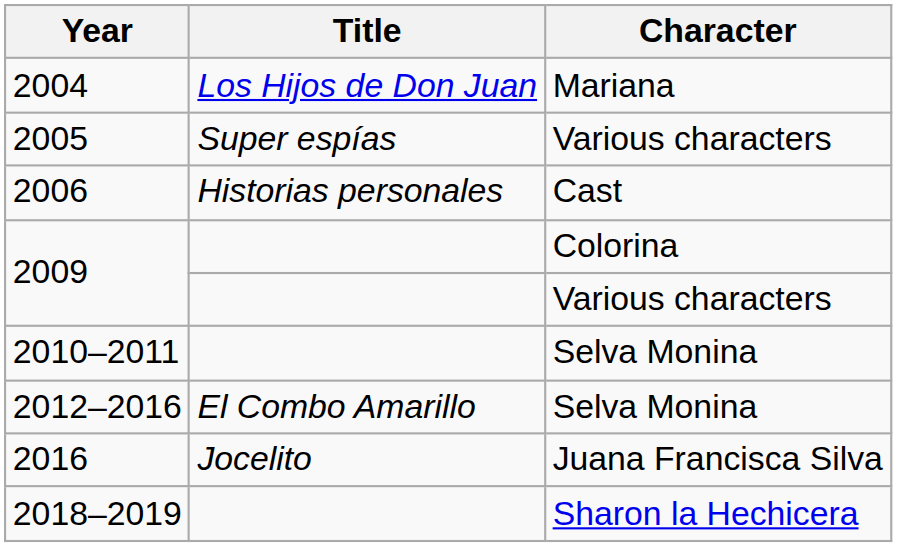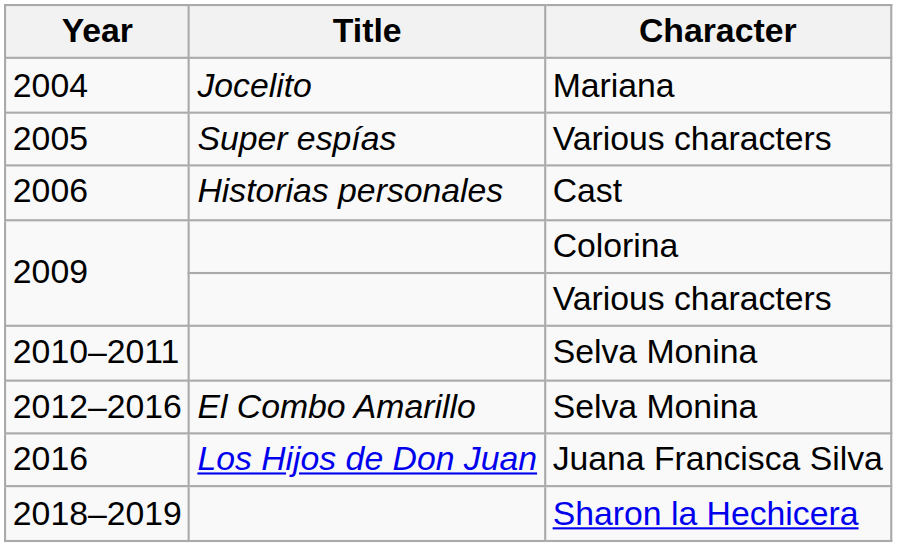(367, 84) Los Hijos de Don Juan -> (255, 84) Jocelito
(255, 459) Jocelito -> (367, 459) Los Hijos de Don Juan
